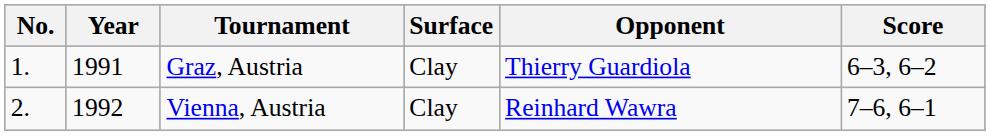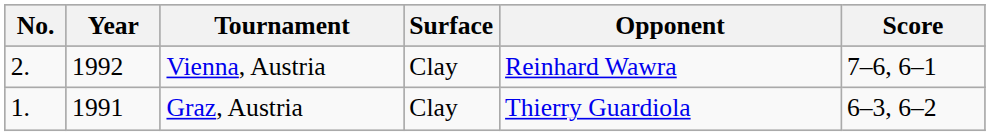rows swapped: (235, 66) <-> (246, 107)
